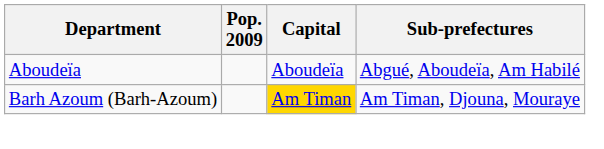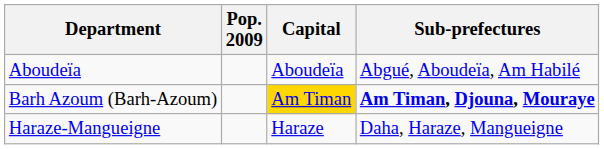(470, 98) normal -> (477, 98) bold
+ row: (85, 128)
